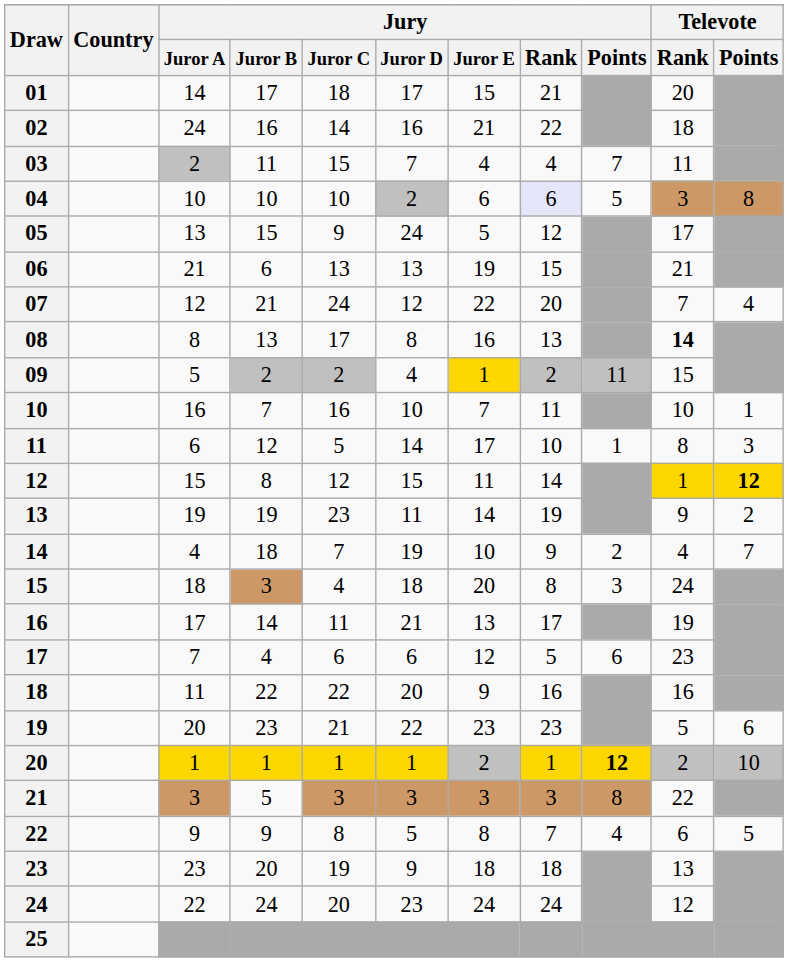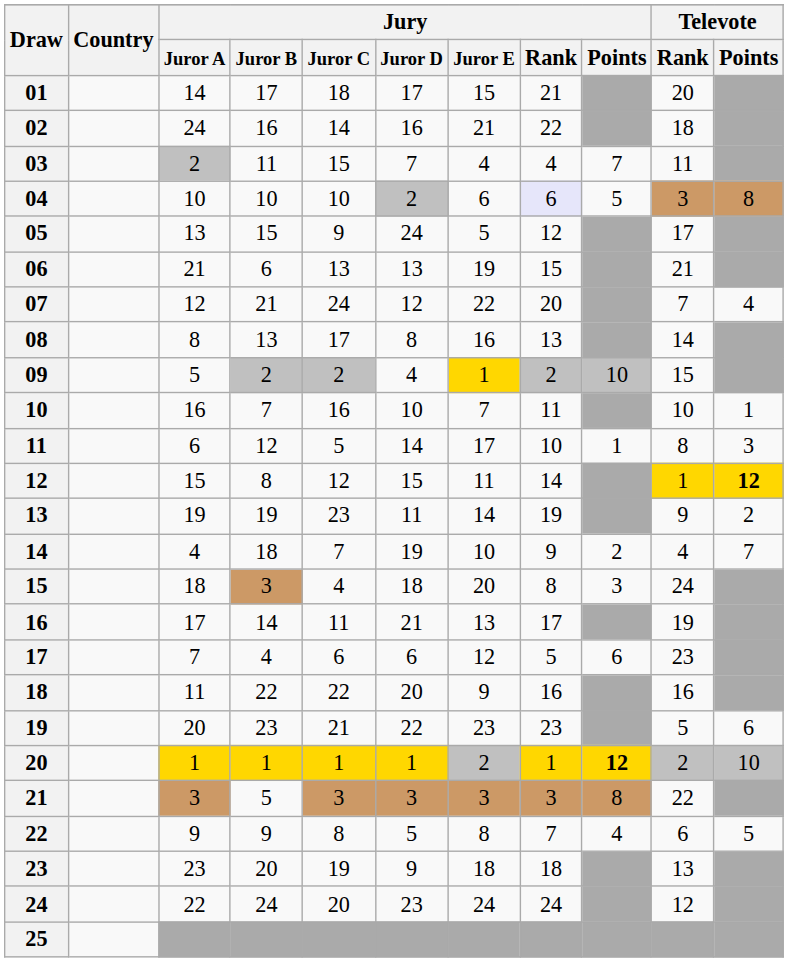(683, 339) bold -> (683, 339) normal
(617, 374) 11 -> (617, 374) 10
